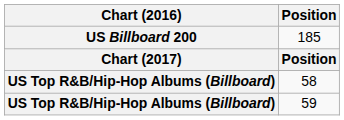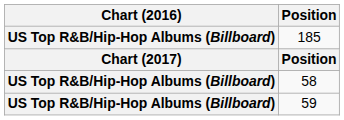(141, 37) US Billboard 200 -> (141, 37) US Top R&B/Hip-Hop Albums (Billboard)
